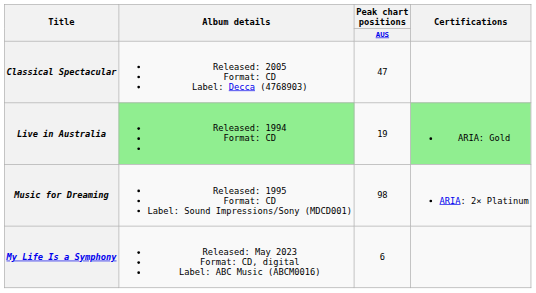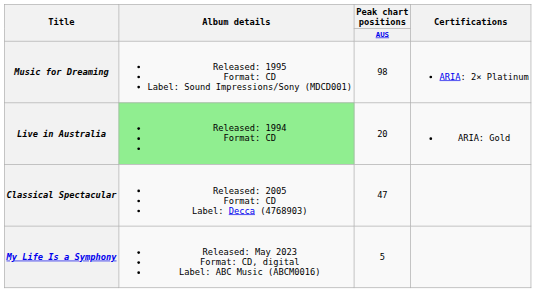rows swapped: (61, 195) <-> (61, 72)
(382, 134) 19 -> (382, 134) 20
(471, 139) lightgreen background -> (471, 139) no background
(382, 257) 6 -> (382, 257) 5
